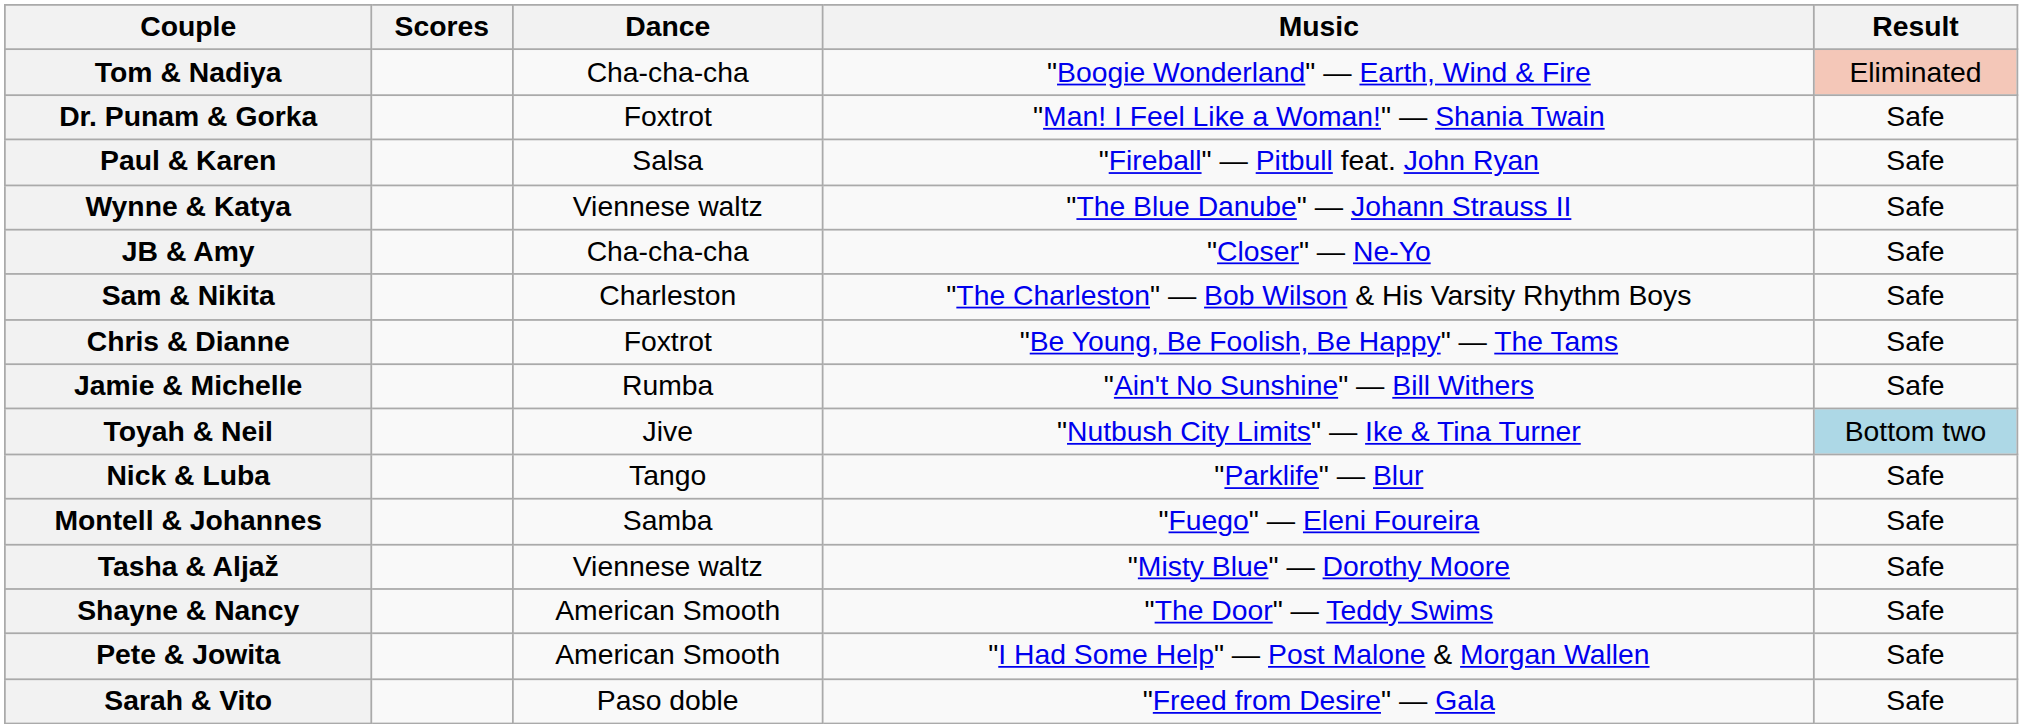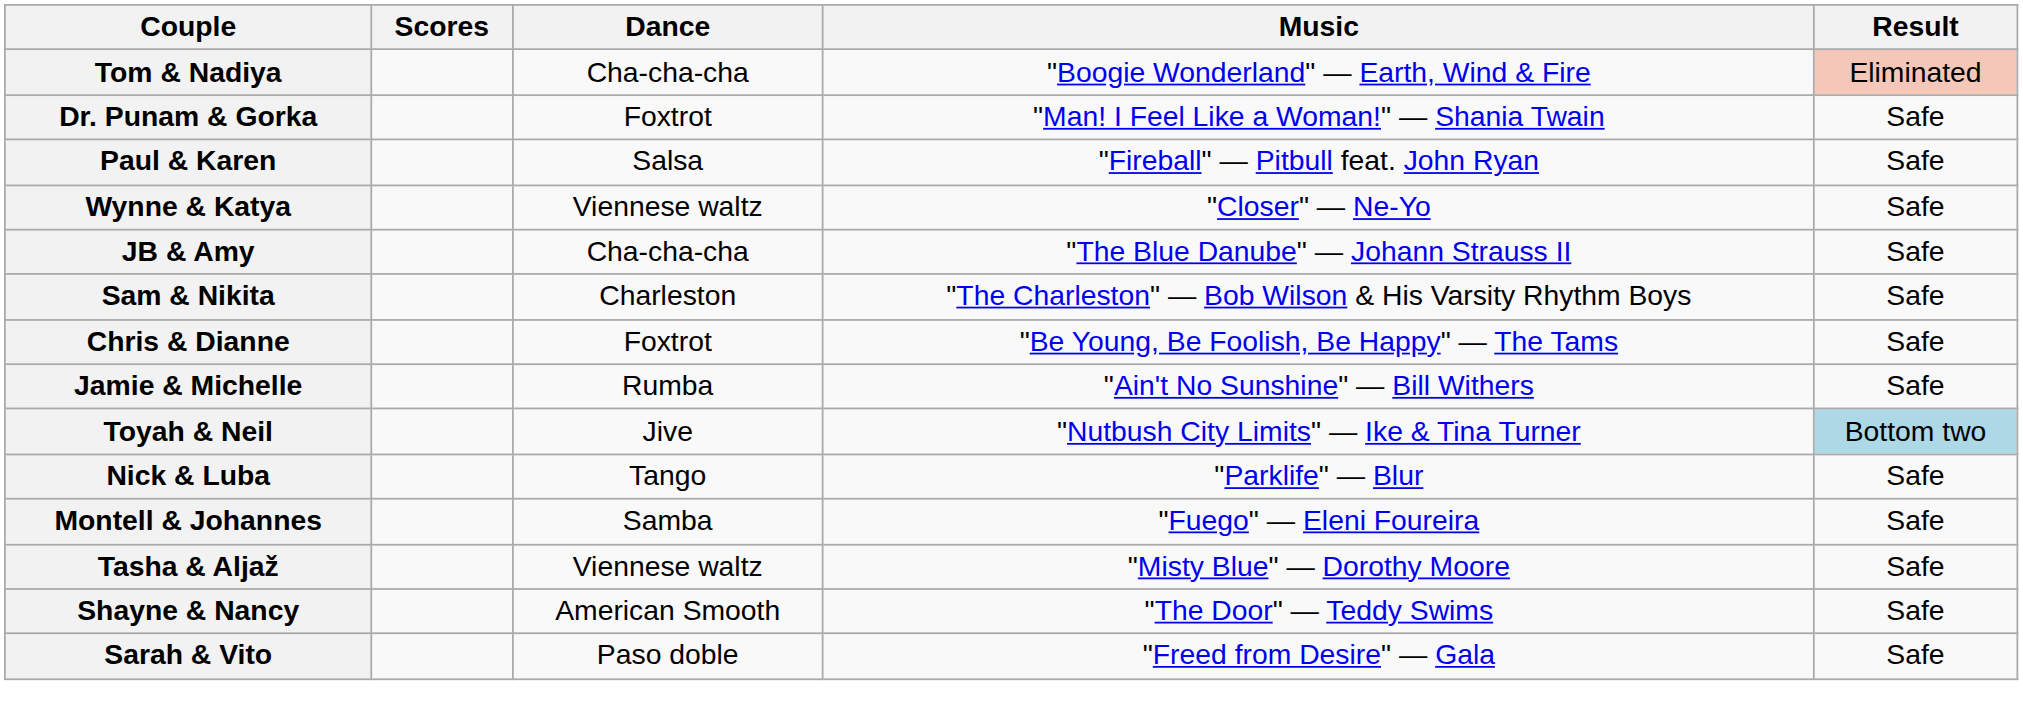(1319, 206) "The Blue Danube" — Johann Strauss II -> (1319, 206) "Closer" — Ne-Yo
(1319, 251) "Closer" — Ne-Yo -> (1319, 251) "The Blue Danube" — Johann Strauss II
- row: (188, 655)
